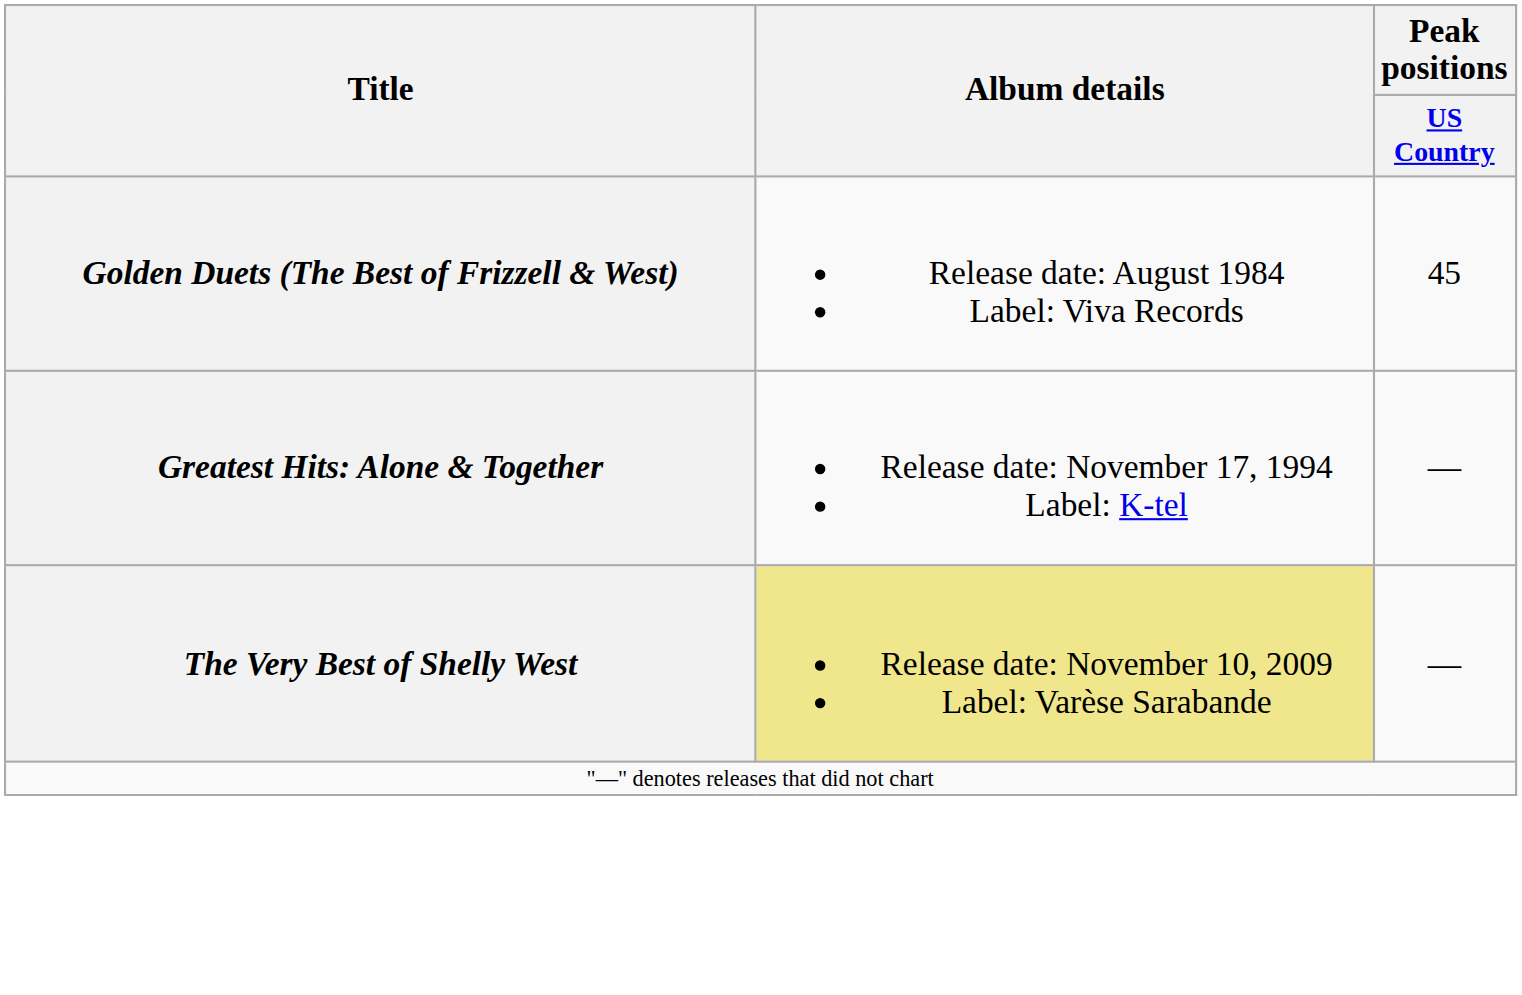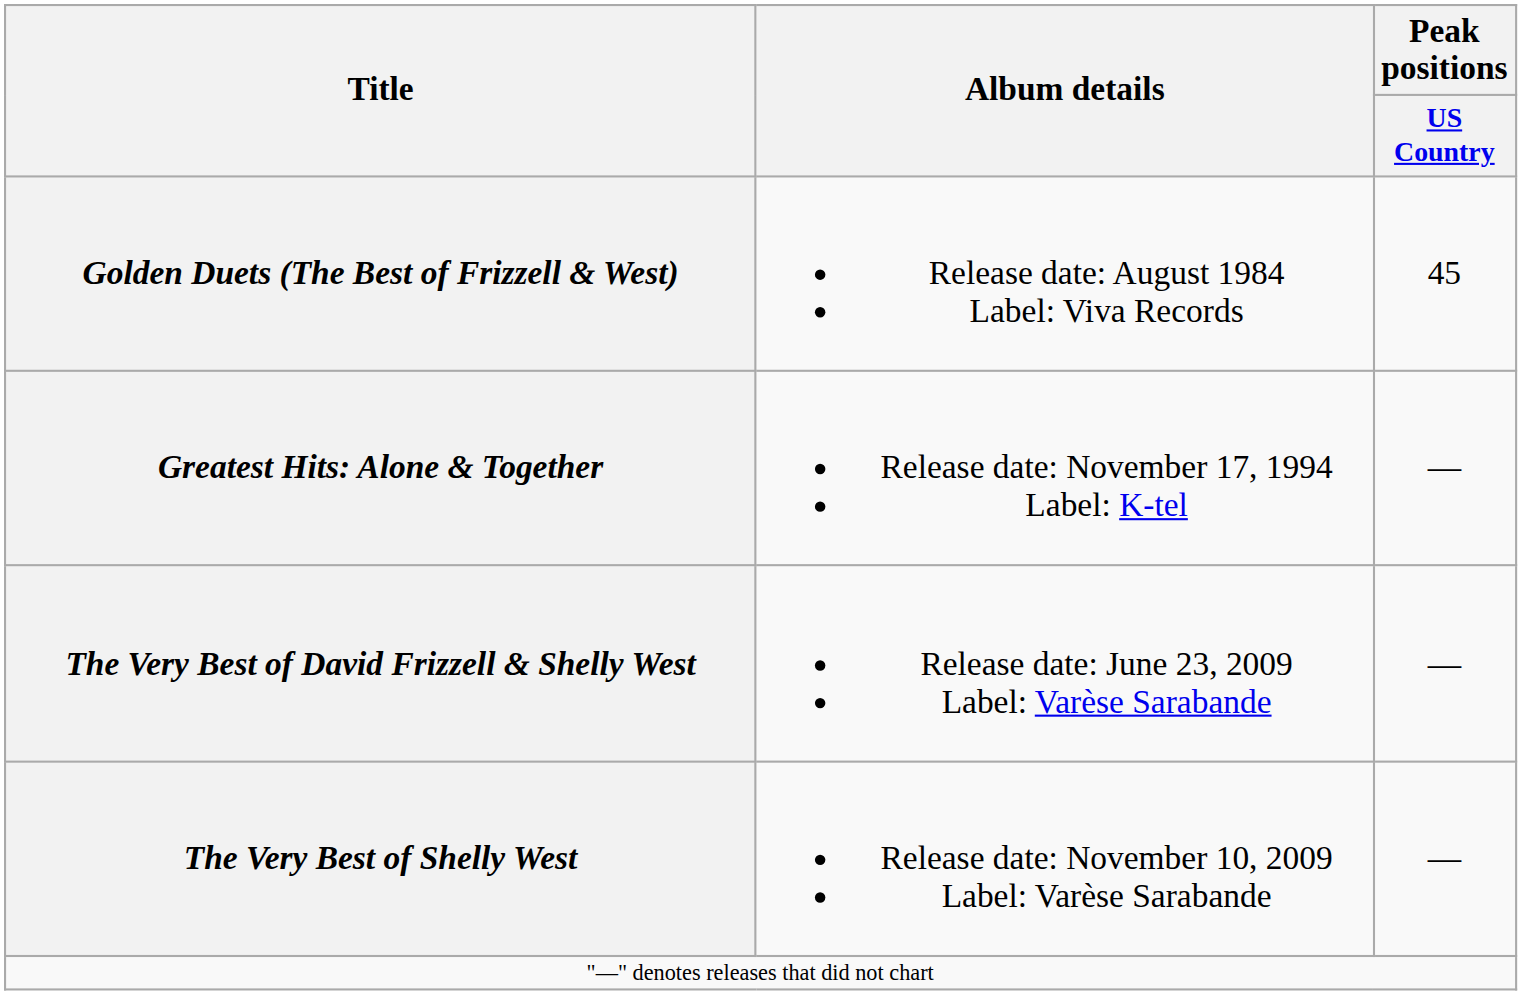+ row: (381, 663)
(1065, 682) khaki background -> (1065, 878) no background
